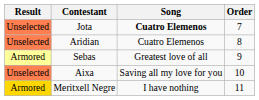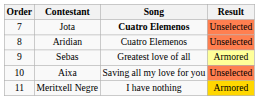columns swapped: (239, 12) <-> (28, 12)
